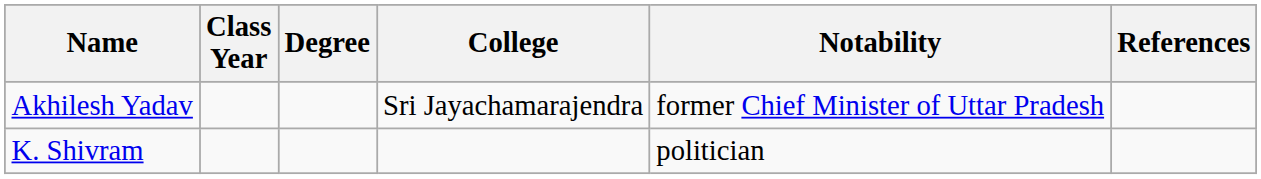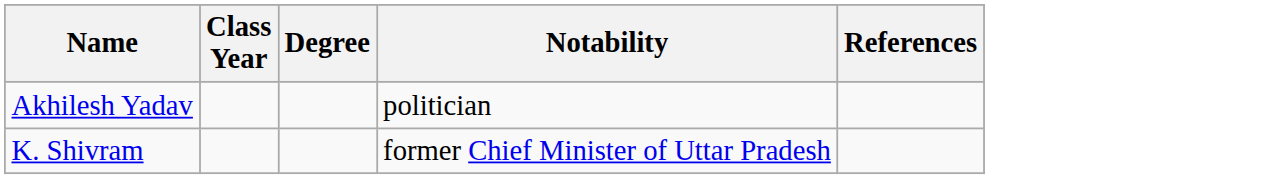- column: (513, 43)
(880, 104) former Chief Minister of Uttar Pradesh -> (437, 104) politician
(710, 150) politician -> (607, 150) former Chief Minister of Uttar Pradesh
